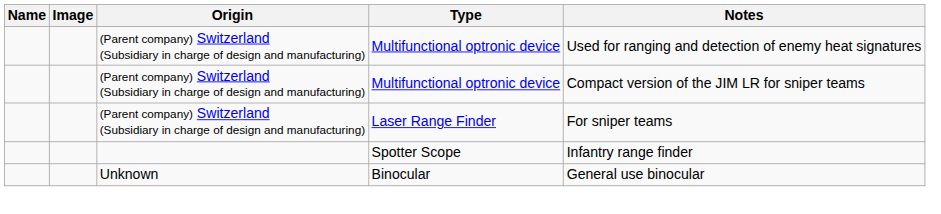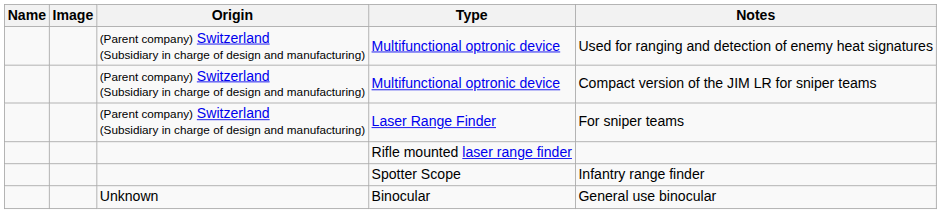+ row: (232, 152)
